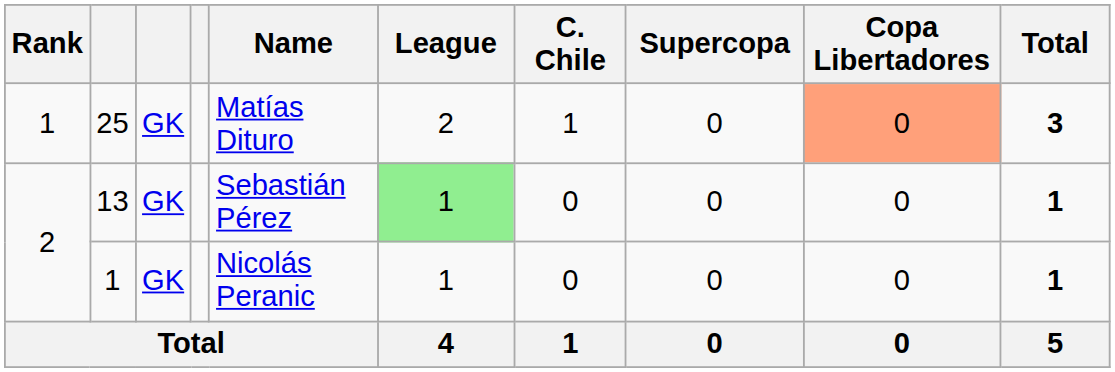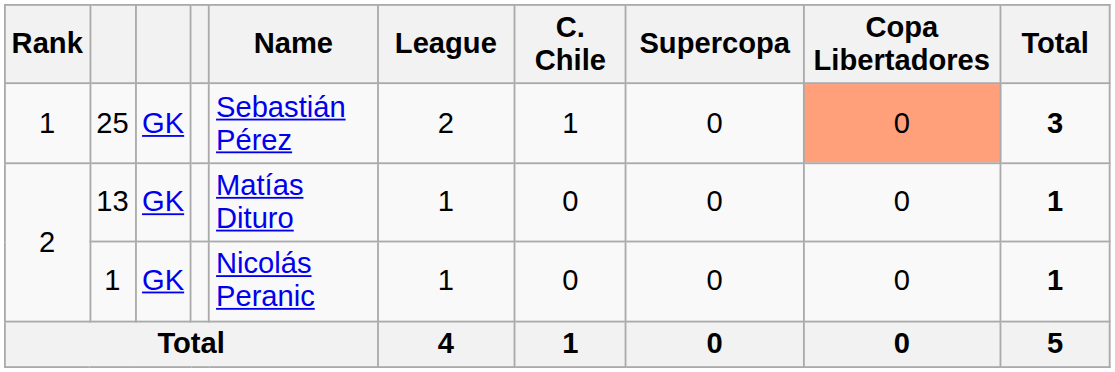(260, 122) Matías Dituro -> (281, 122) Sebastián Pérez
(281, 201) Sebastián Pérez -> (260, 201) Matías Dituro
(446, 201) lightgreen background -> (446, 201) no background
